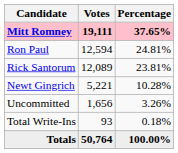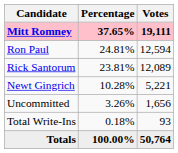columns swapped: (97, 13) <-> (144, 13)
